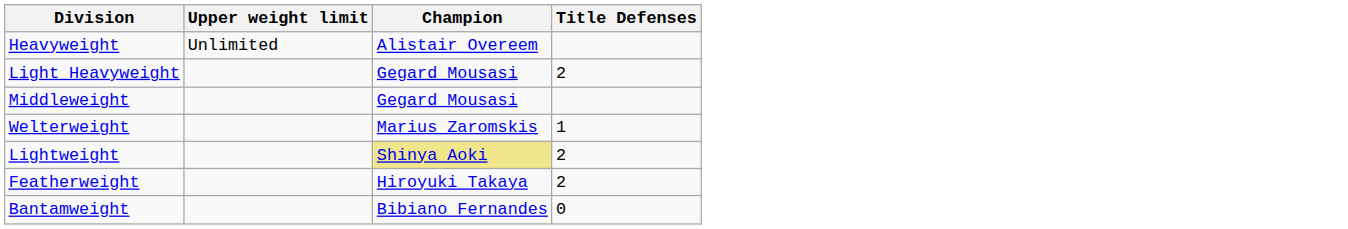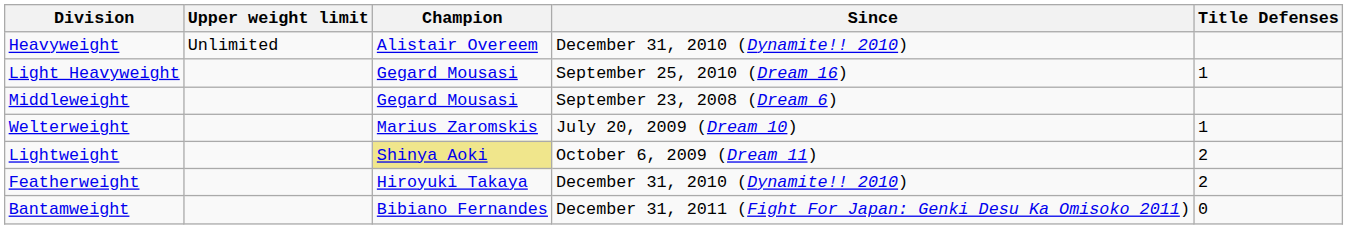+ column: (873, 18)
(561, 73) 2 -> (1203, 73) 1
